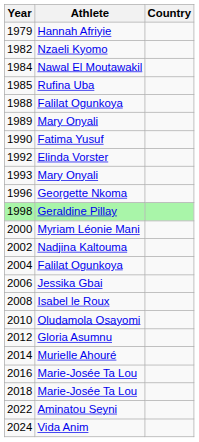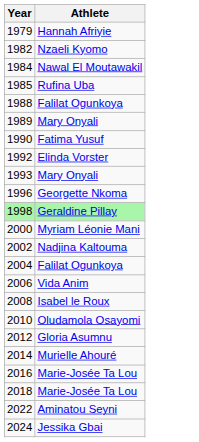- column: (169, 13)
(70, 283) Jessika Gbai -> (63, 283) Vida Anim
(63, 427) Vida Anim -> (70, 427) Jessika Gbai
